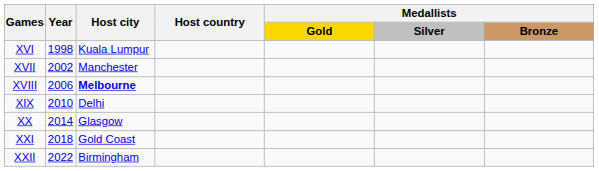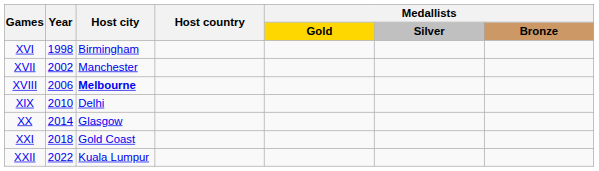(114, 49) Kuala Lumpur -> (109, 49) Birmingham
(60, 121) lightyellow background -> (60, 121) no background
(109, 157) Birmingham -> (114, 157) Kuala Lumpur
